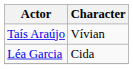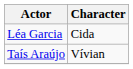rows swapped: (35, 53) <-> (36, 34)
